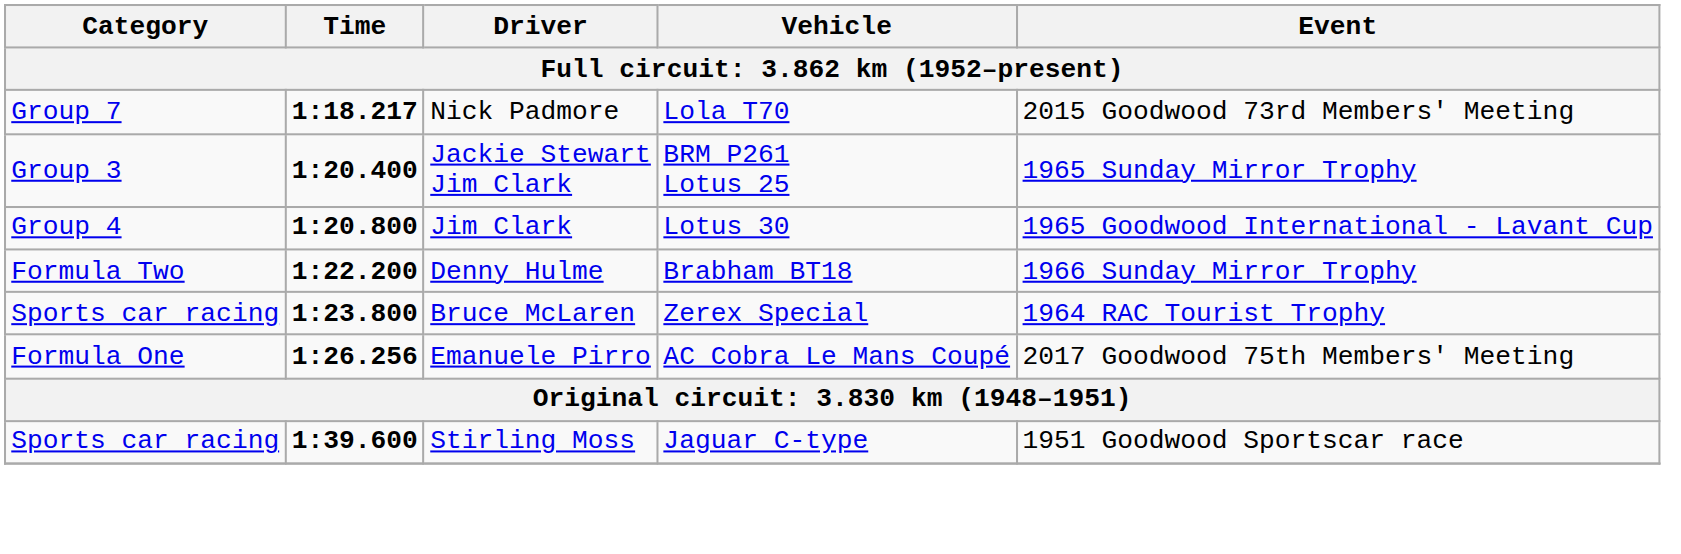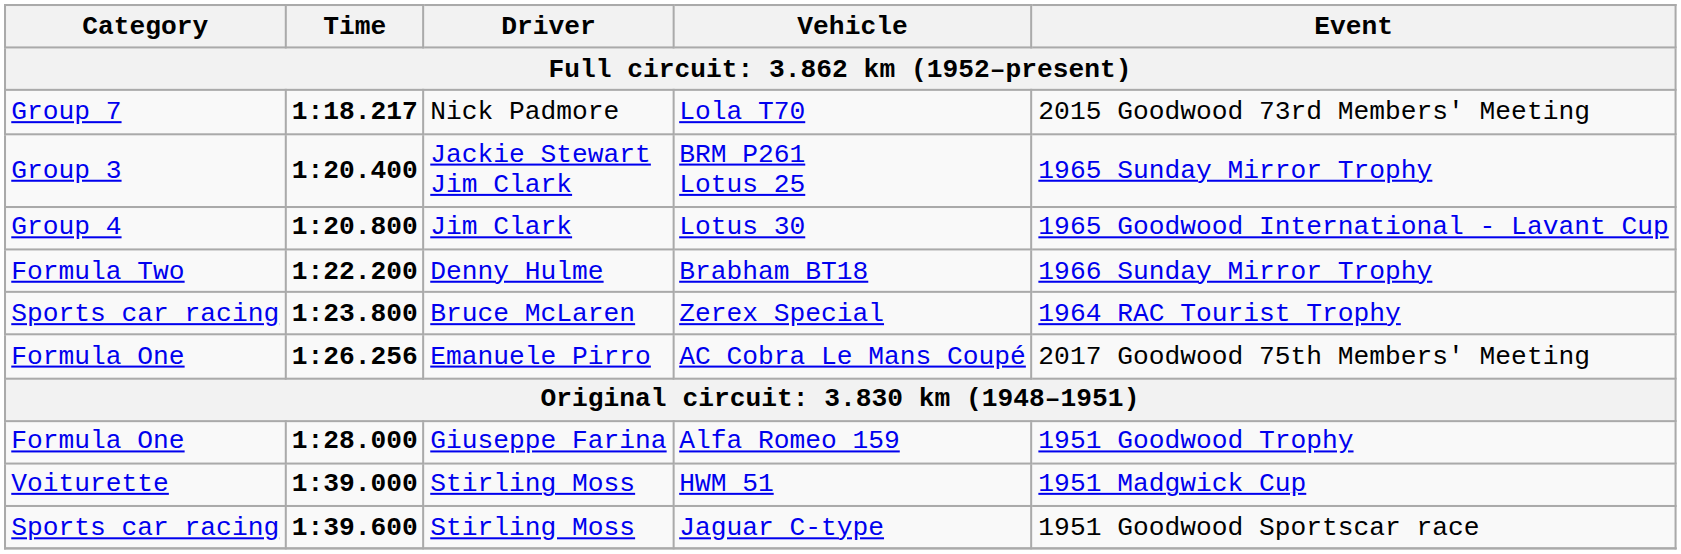+ row: (789, 442)
+ row: (726, 485)
